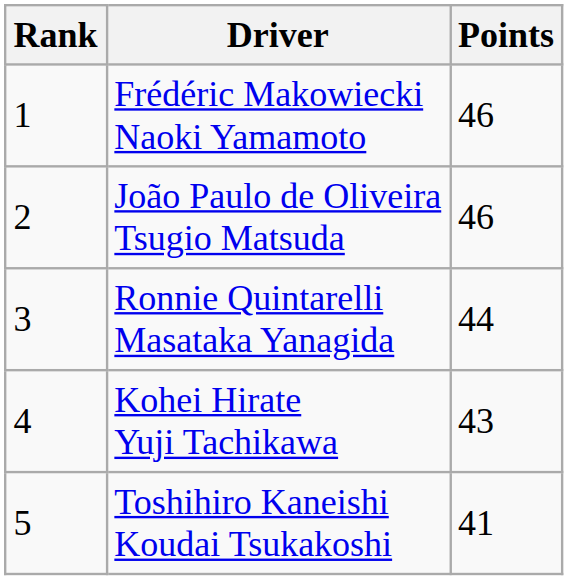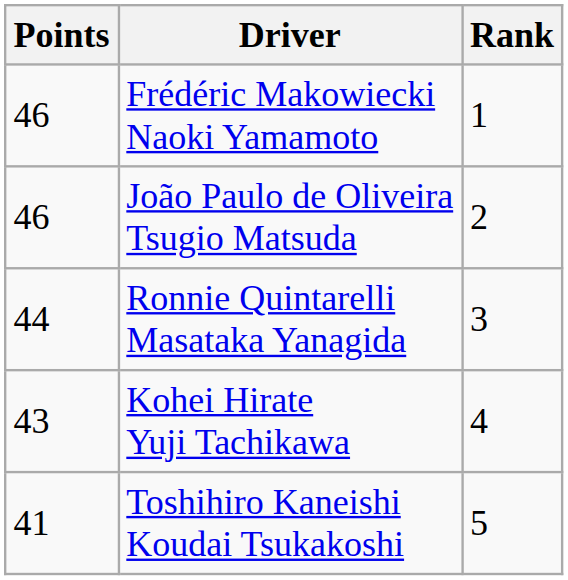columns swapped: (56, 34) <-> (506, 34)
